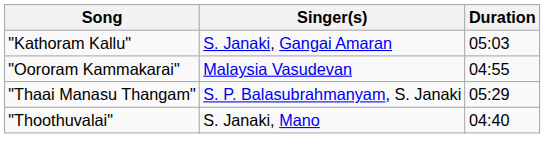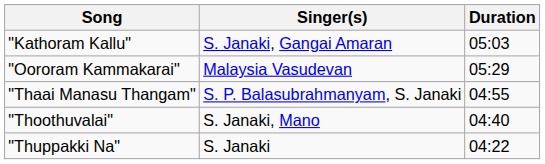(489, 69) 04:55 -> (489, 69) 05:29
(489, 95) 05:29 -> (489, 95) 04:55
+ row: (64, 146)
